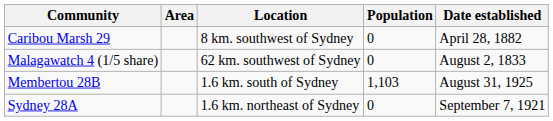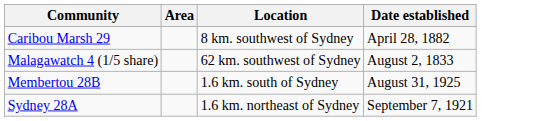- column: (400, 15)
